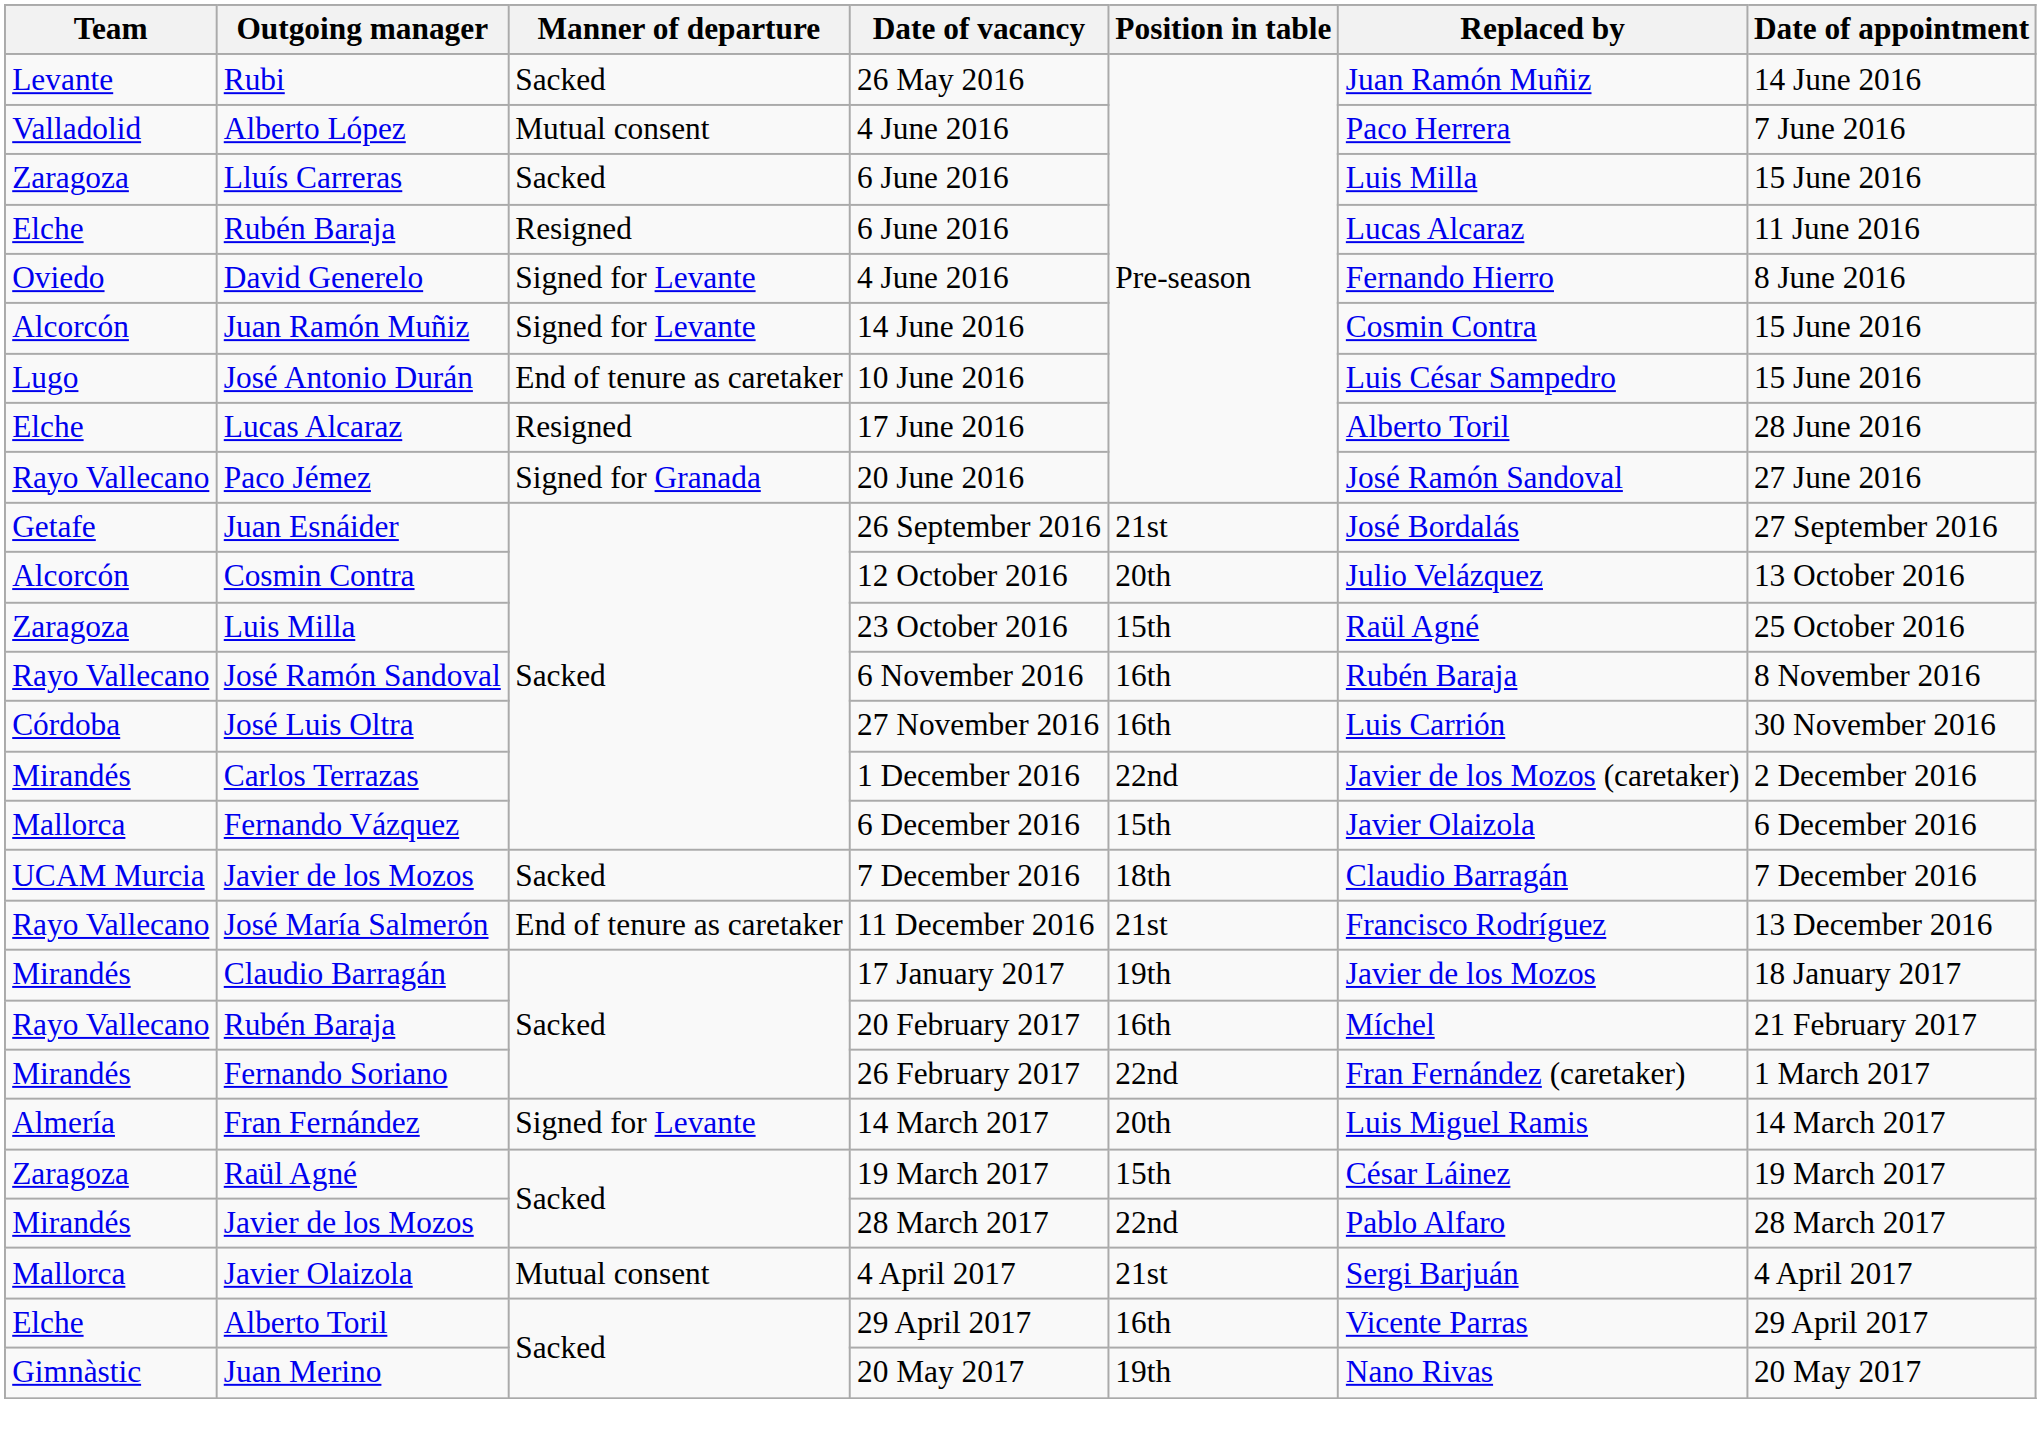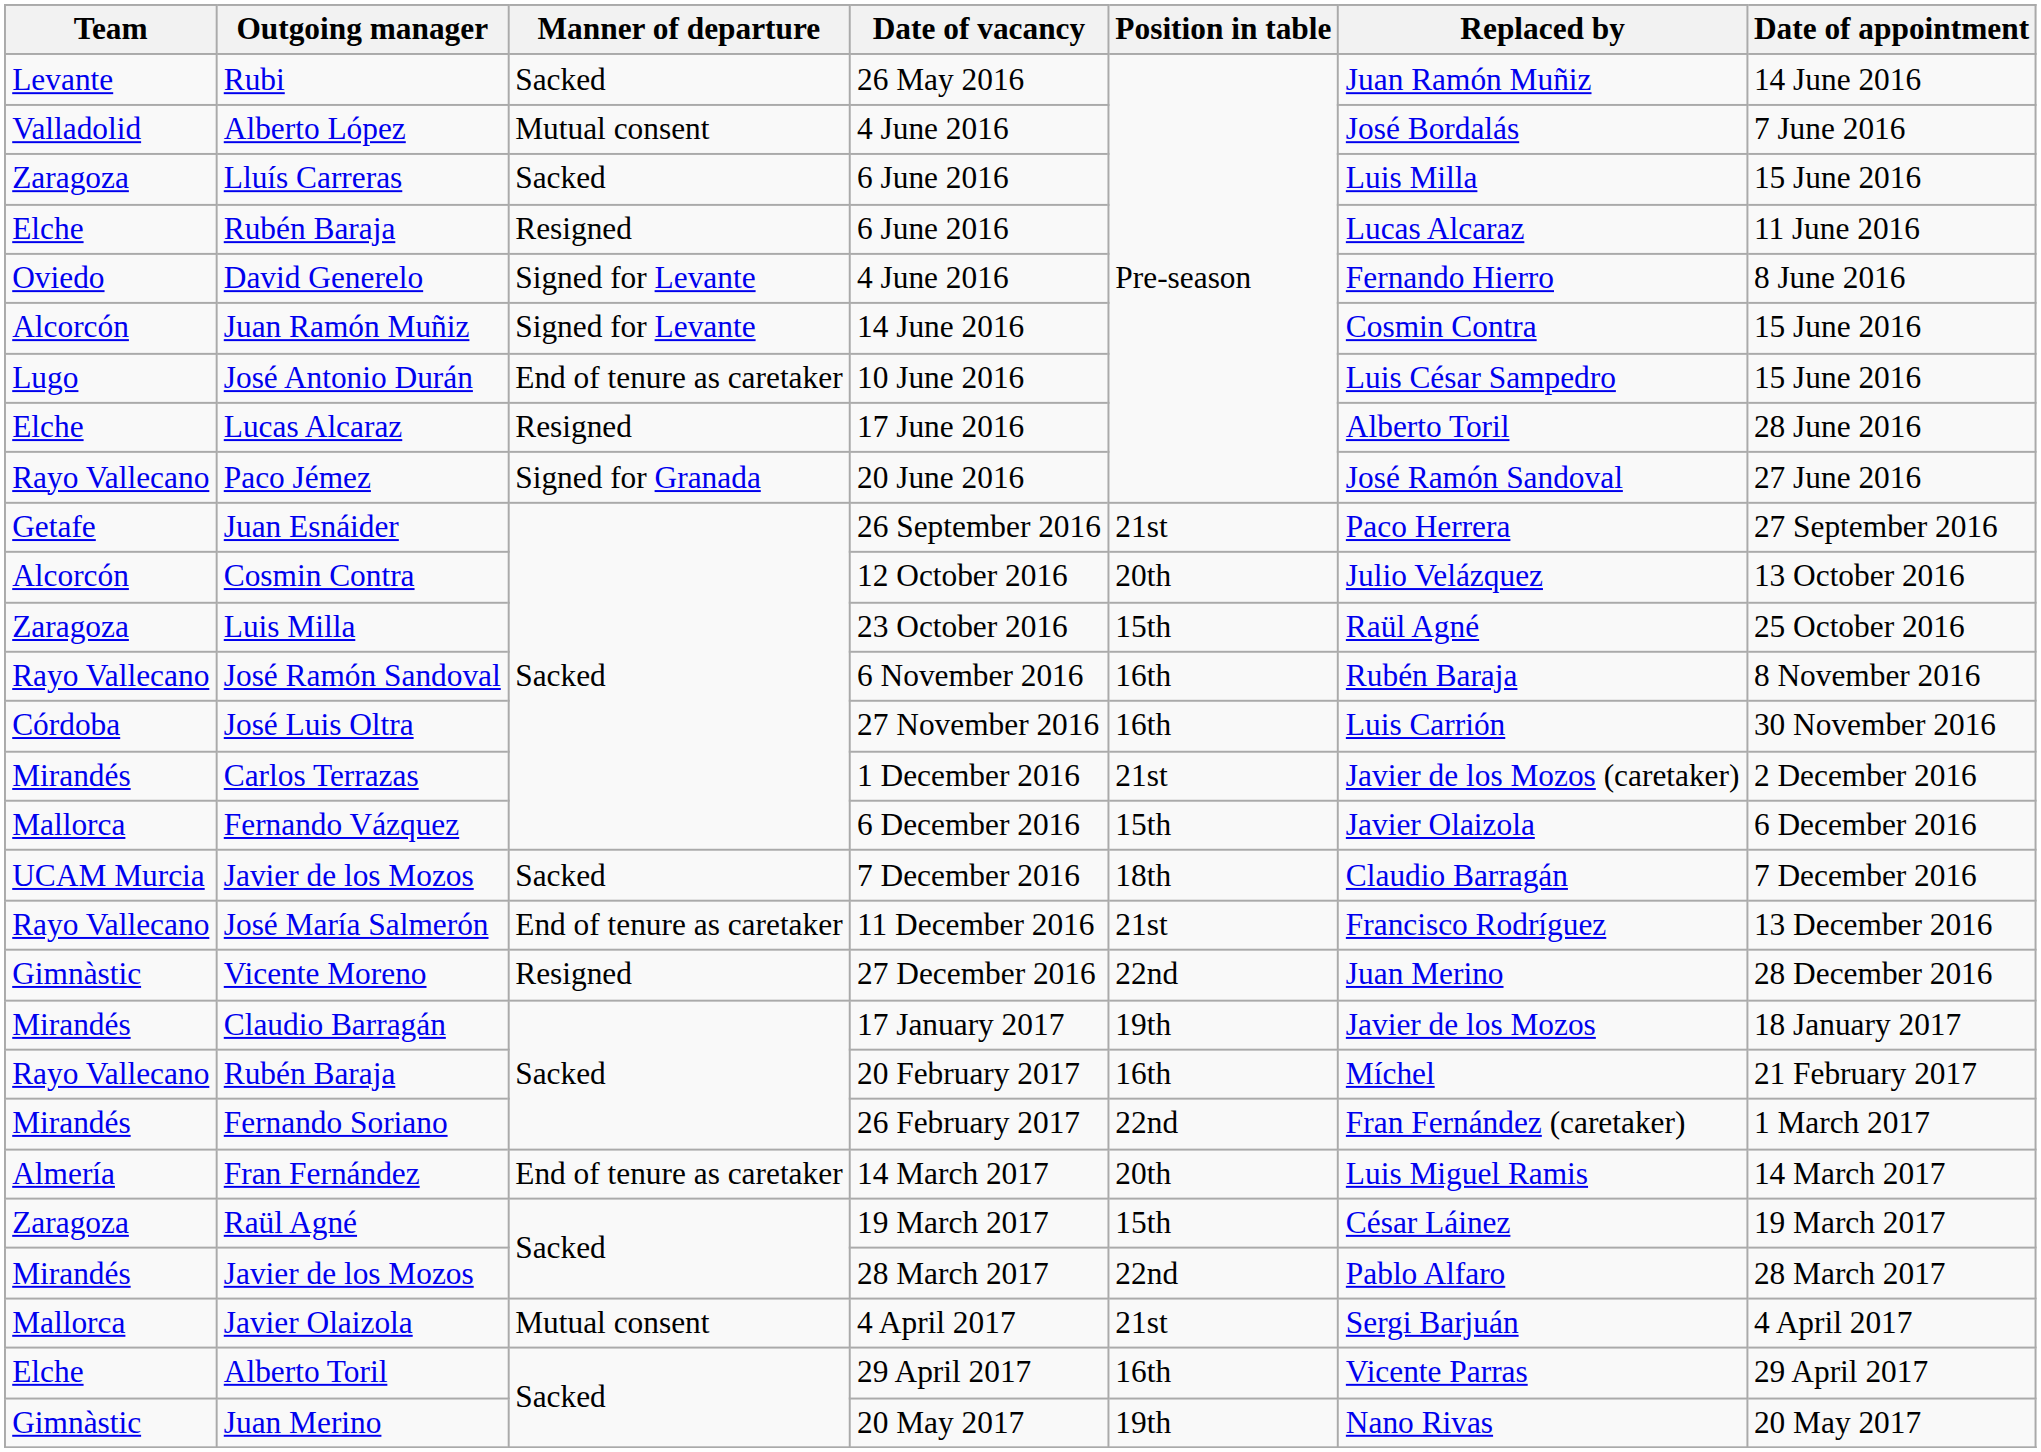(1428, 128) Paco Herrera -> (1433, 128) José Bordalás
(1433, 526) José Bordalás -> (1428, 526) Paco Herrera
(1147, 775) 22nd -> (1141, 775) 21st
+ row: (325, 974)
(635, 1123) Signed for Levante -> (679, 1173) End of tenure as caretaker
